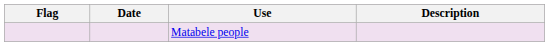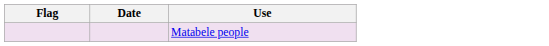- column: (450, 13)
